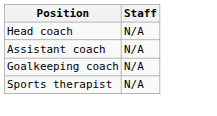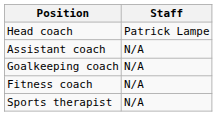(134, 31) N/A -> (167, 31) Patrick Lampe
+ row: (50, 85)
